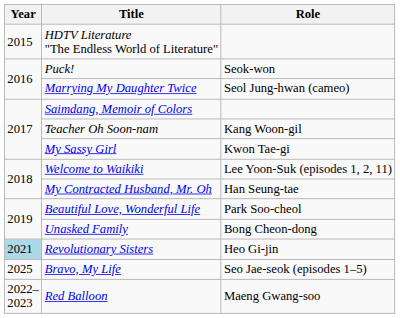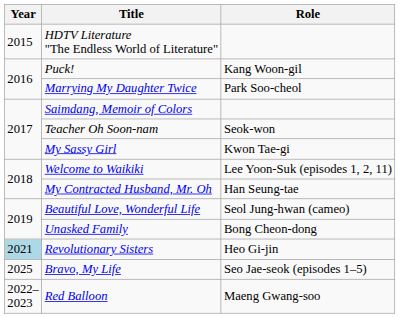(250, 68) Seok-won -> (263, 68) Kang Woon-gil
(287, 88) Seol Jung-hwan (cameo) -> (263, 88) Park Soo-cheol
(263, 128) Kang Woon-gil -> (250, 128) Seok-won
(263, 209) Park Soo-cheol -> (287, 209) Seol Jung-hwan (cameo)
